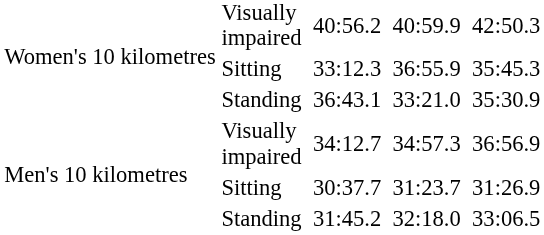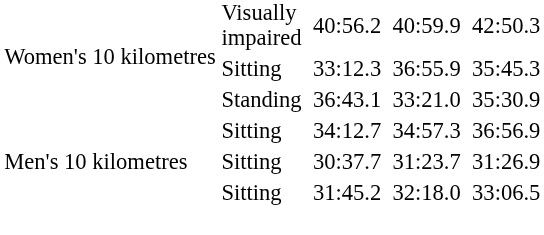(261, 143) Visually impaired -> (251, 131) Sitting
(261, 218) Standing -> (251, 193) Sitting
